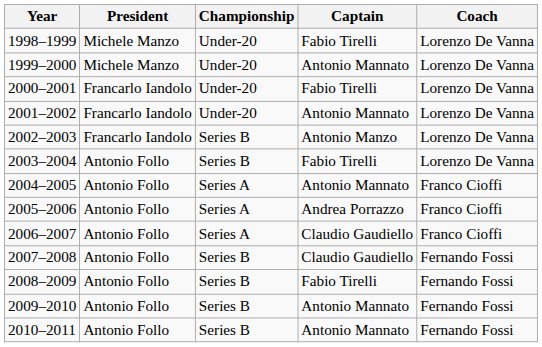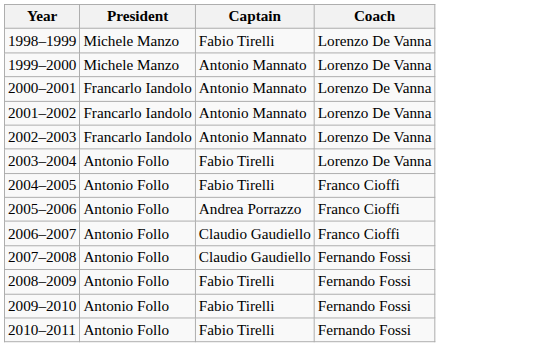- column: (247, 16)
(339, 88) Fabio Tirelli -> (253, 88) Antonio Mannato
(349, 137) Antonio Manzo -> (253, 137) Antonio Mannato
(355, 185) Antonio Mannato -> (237, 185) Fabio Tirelli
(355, 305) Antonio Mannato -> (237, 305) Fabio Tirelli
(355, 329) Antonio Mannato -> (237, 329) Fabio Tirelli
